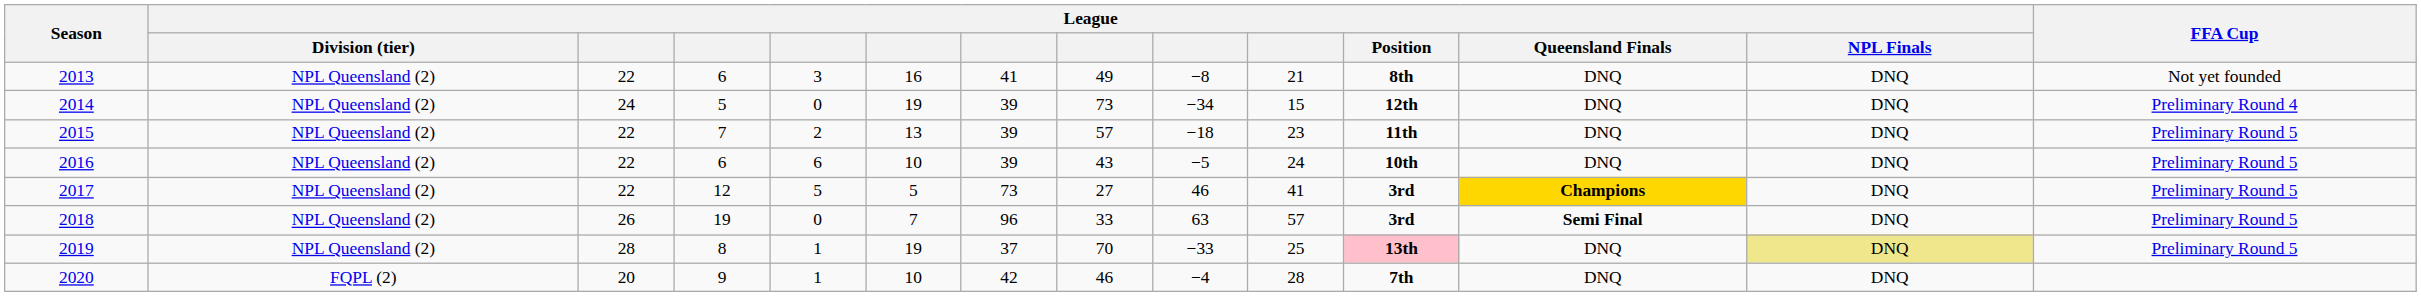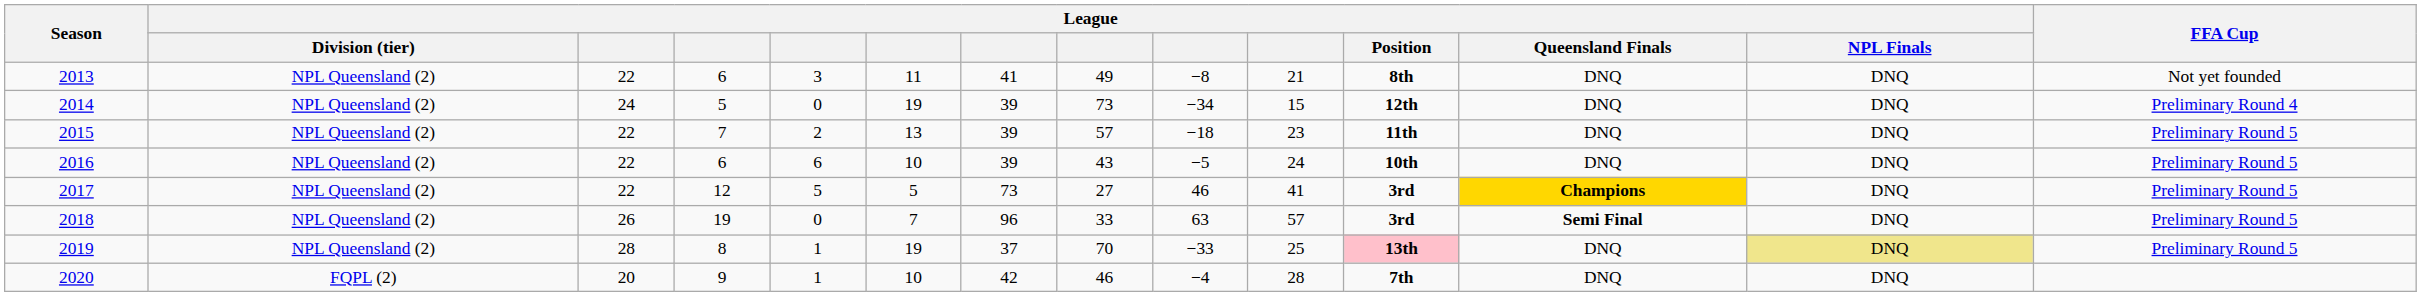(913, 75) 16 -> (913, 75) 11
